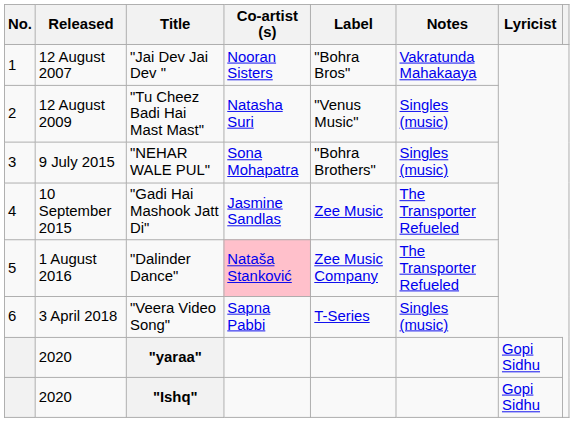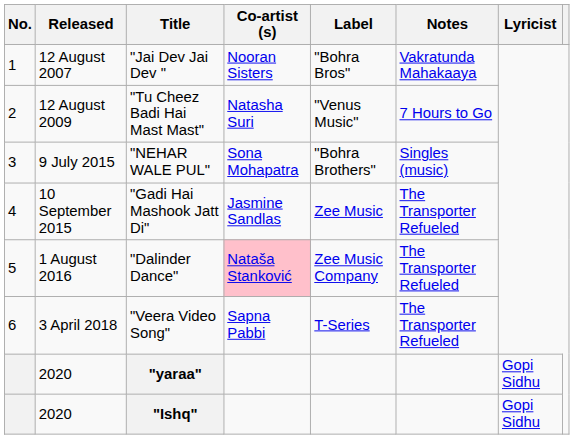(424, 113) Singles (music) -> (446, 113) 7 Hours to Go
(424, 316) Singles (music) -> (438, 325) The Transporter Refueled
